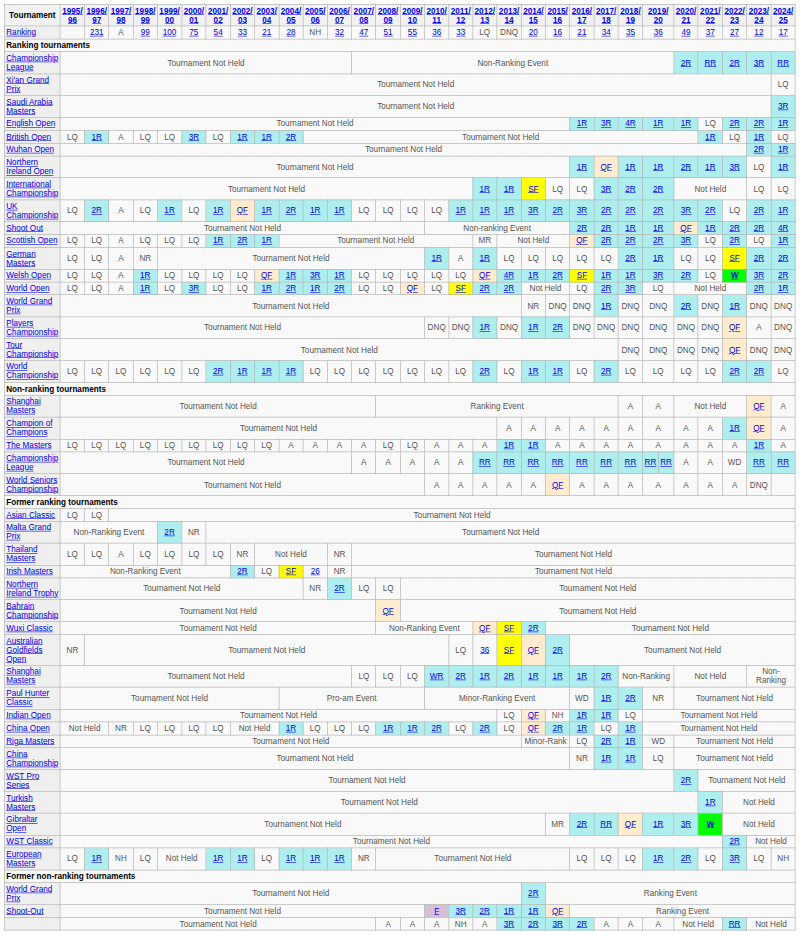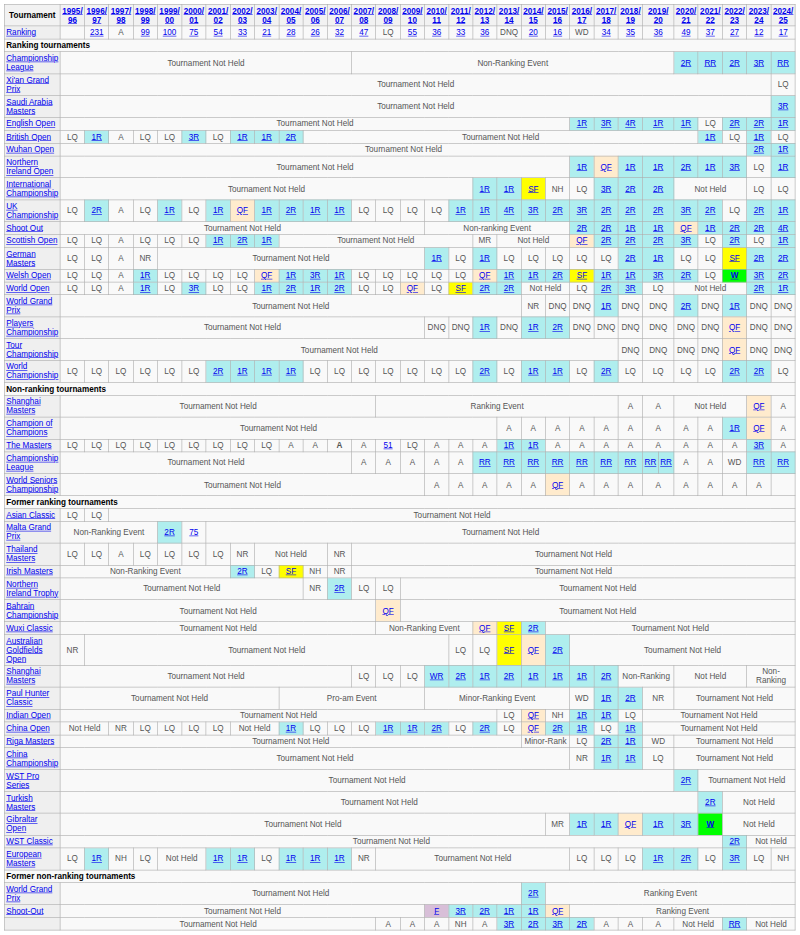(315, 32) NH -> (315, 32) 26
(388, 32) 51 -> (388, 32) LQ
(485, 32) LQ -> (485, 32) 36
(582, 32) 21 -> (582, 32) WD
(558, 188) LQ -> (558, 188) NH
(509, 210) 1R -> (509, 210) 4R
(461, 258) A -> (461, 258) LQ
(509, 275) 4R -> (509, 275) 1R
(759, 327) A -> (759, 327) DNQ
(340, 445) normal -> (340, 445) bold
(388, 445) LQ -> (388, 445) 51
(759, 445) 1R -> (759, 445) 3R
(759, 484) DNQ -> (759, 484) A
(194, 532) NR -> (194, 532) 75
(315, 571) 26 -> (315, 571) NH
(485, 650) 36 -> (485, 650) LQ
(710, 802) 1R -> (710, 802) 2R
(582, 824) 2R -> (582, 824) 1R
(606, 824) RR -> (606, 824) 1R
